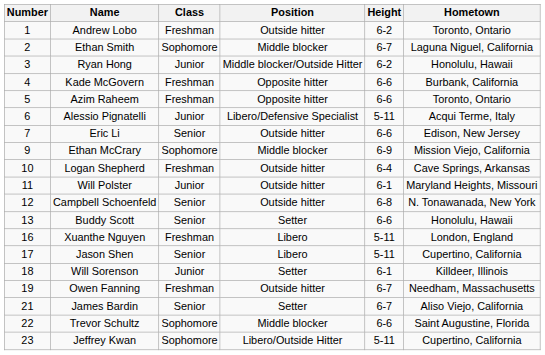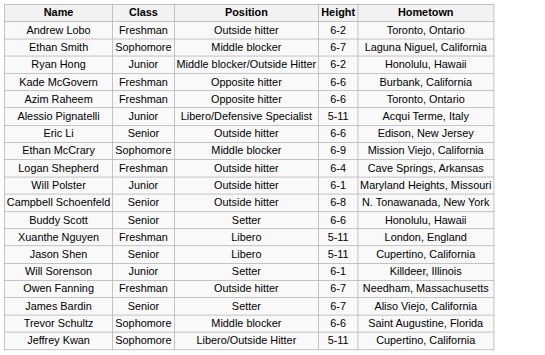- column: (27, 13)
